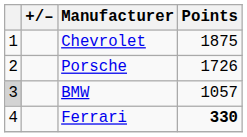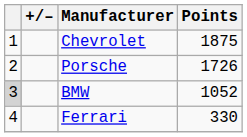(219, 94) 1057 -> (219, 94) 1052
(224, 119) bold -> (224, 119) normal
